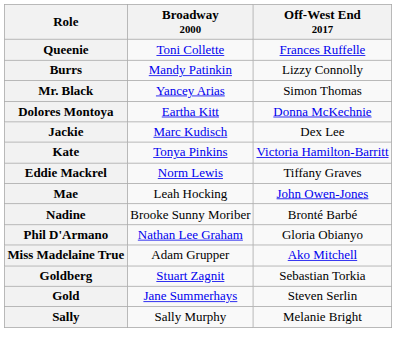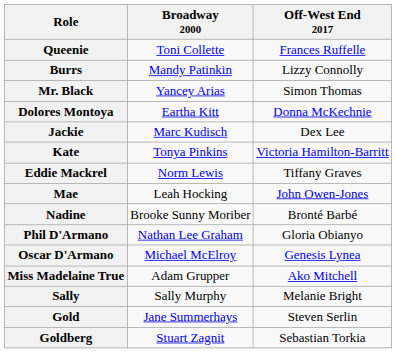+ row: (66, 255)
rows swapped: (66, 317) <-> (66, 276)
